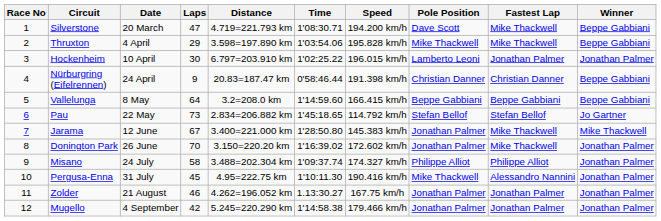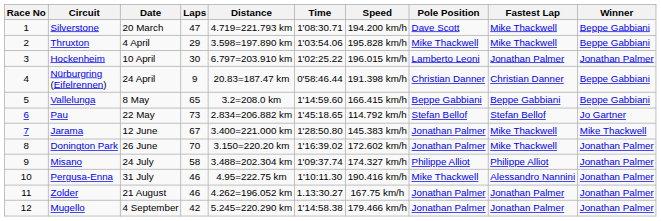(195, 100) 64 -> (195, 100) 65
(195, 177) 45 -> (195, 177) 46
